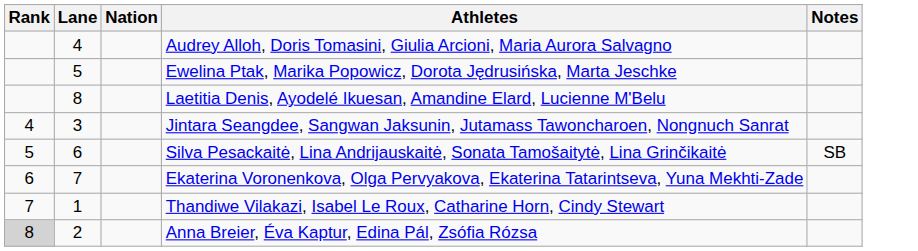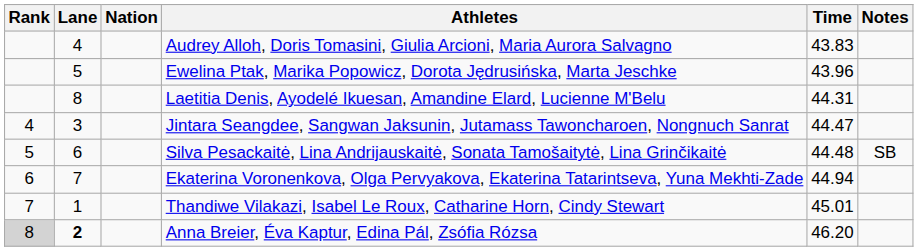+ column: (832, 17)
(78, 233) normal -> (78, 233) bold
